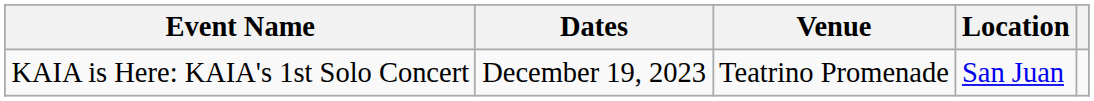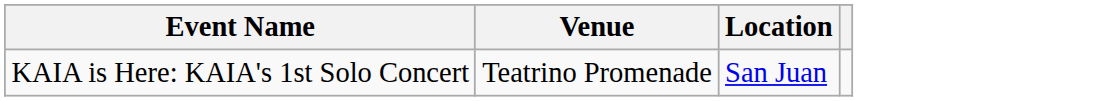- column: (594, 27)
